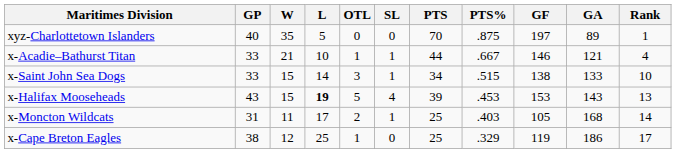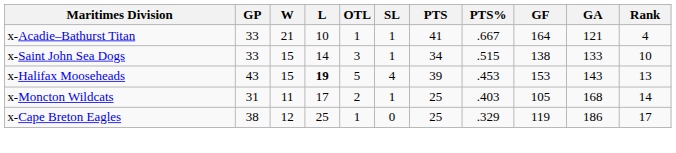- row: (81, 35)
(436, 55) 44 -> (436, 35) 41
(540, 55) 146 -> (540, 35) 164
